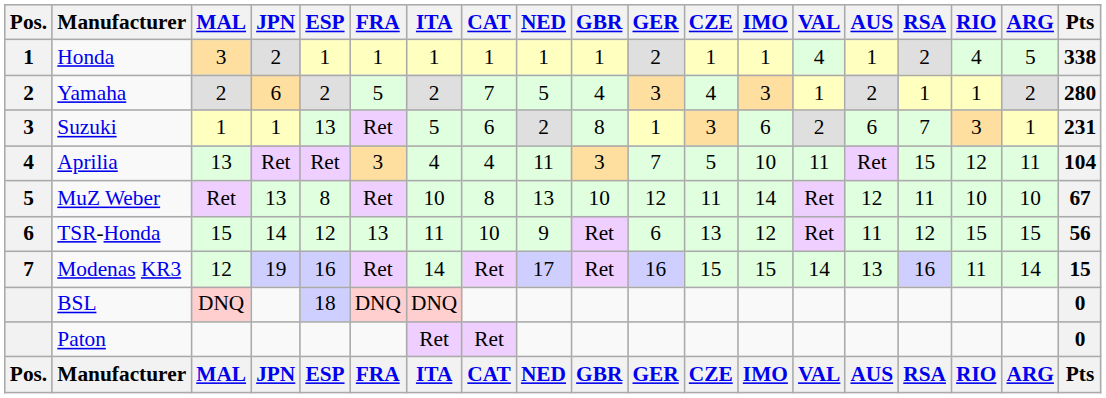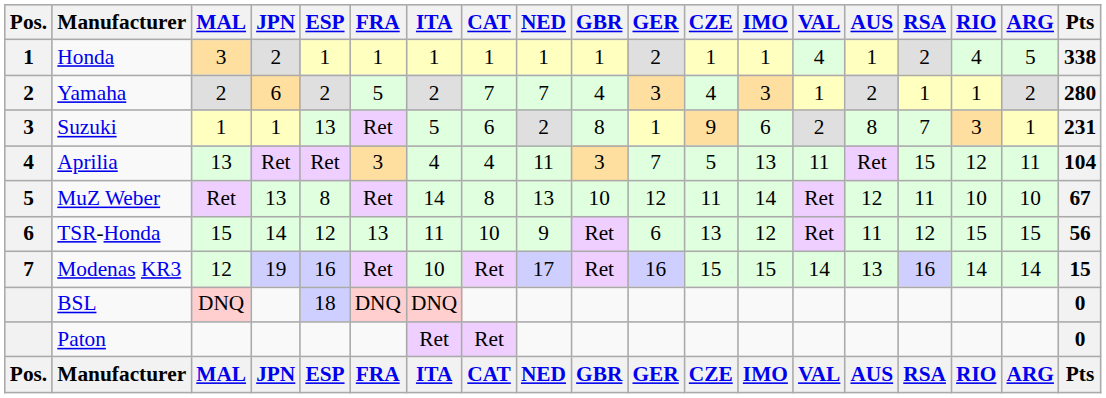(543, 92) 5 -> (543, 92) 7
(711, 127) 3 -> (711, 127) 9
(872, 127) 6 -> (872, 127) 8
(765, 162) 10 -> (765, 162) 13
(434, 197) 10 -> (434, 197) 14
(434, 268) 14 -> (434, 268) 10
(976, 268) 11 -> (976, 268) 14
